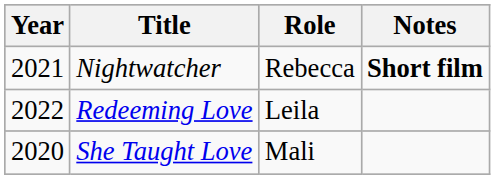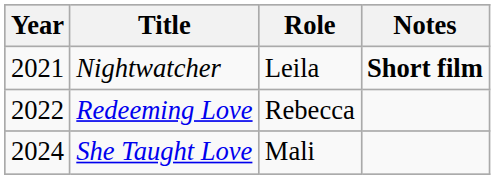(310, 67) Rebecca -> (292, 67) Leila
(292, 109) Leila -> (310, 109) Rebecca
(38, 151) 2020 -> (38, 151) 2024
